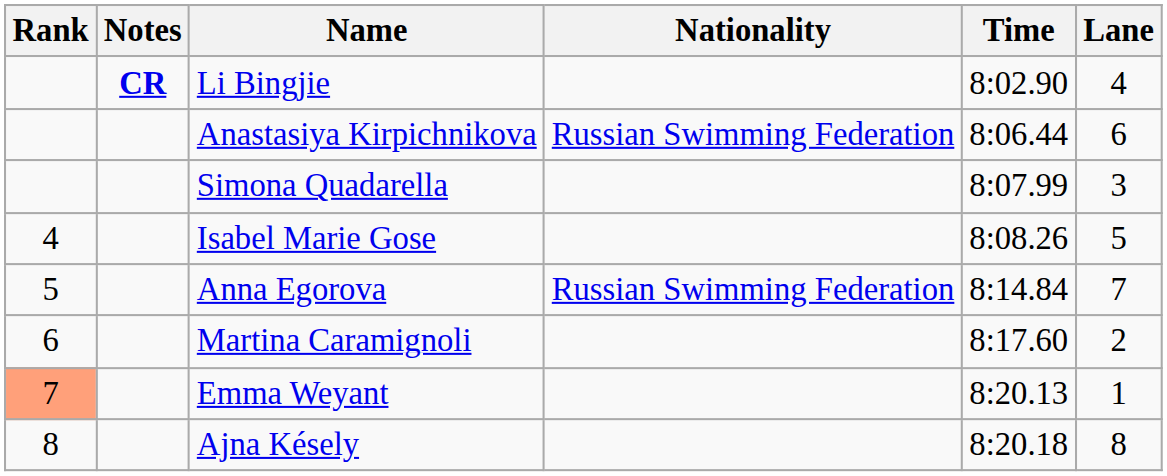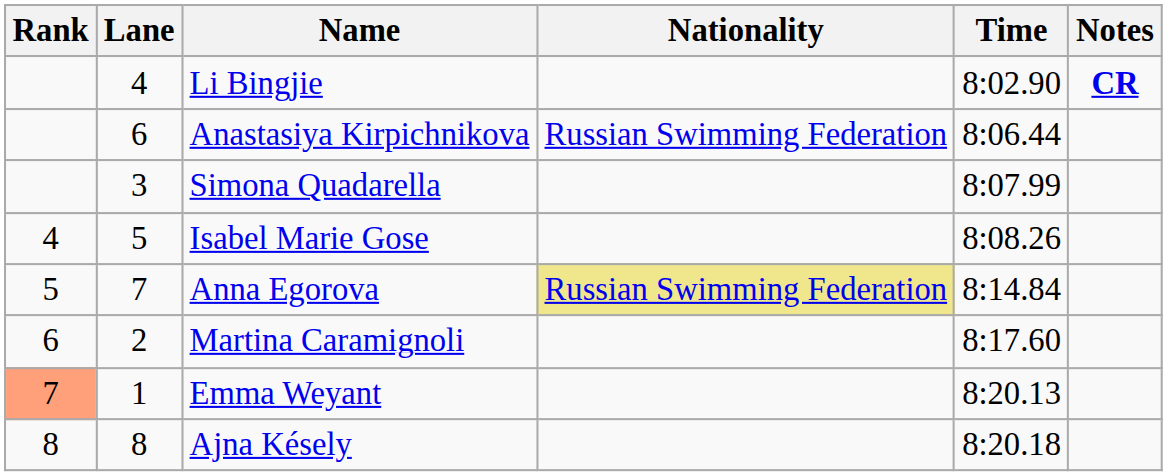columns swapped: (1119, 30) <-> (143, 30)
(753, 289) no background -> (746, 289) khaki background
